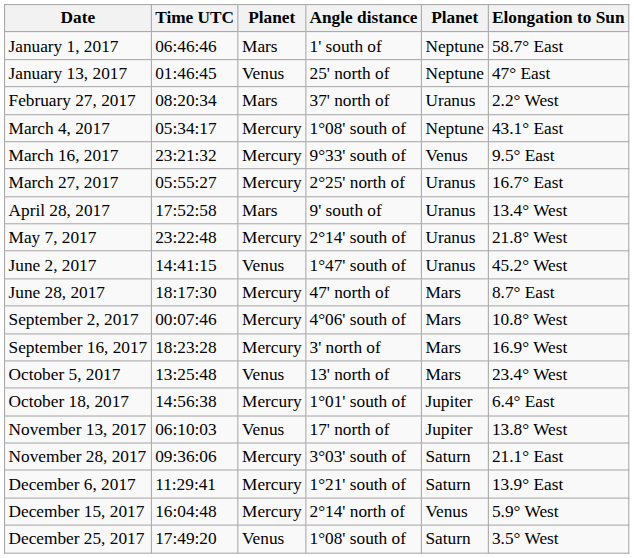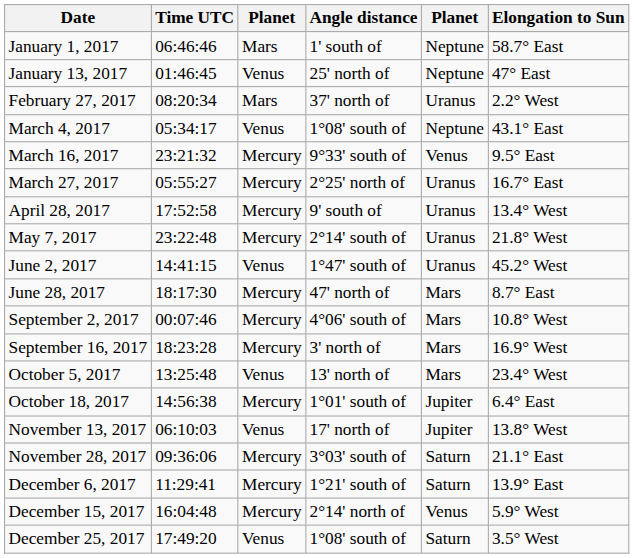(272, 127) Mercury -> (263, 127) Venus
(260, 210) Mars -> (272, 210) Mercury
